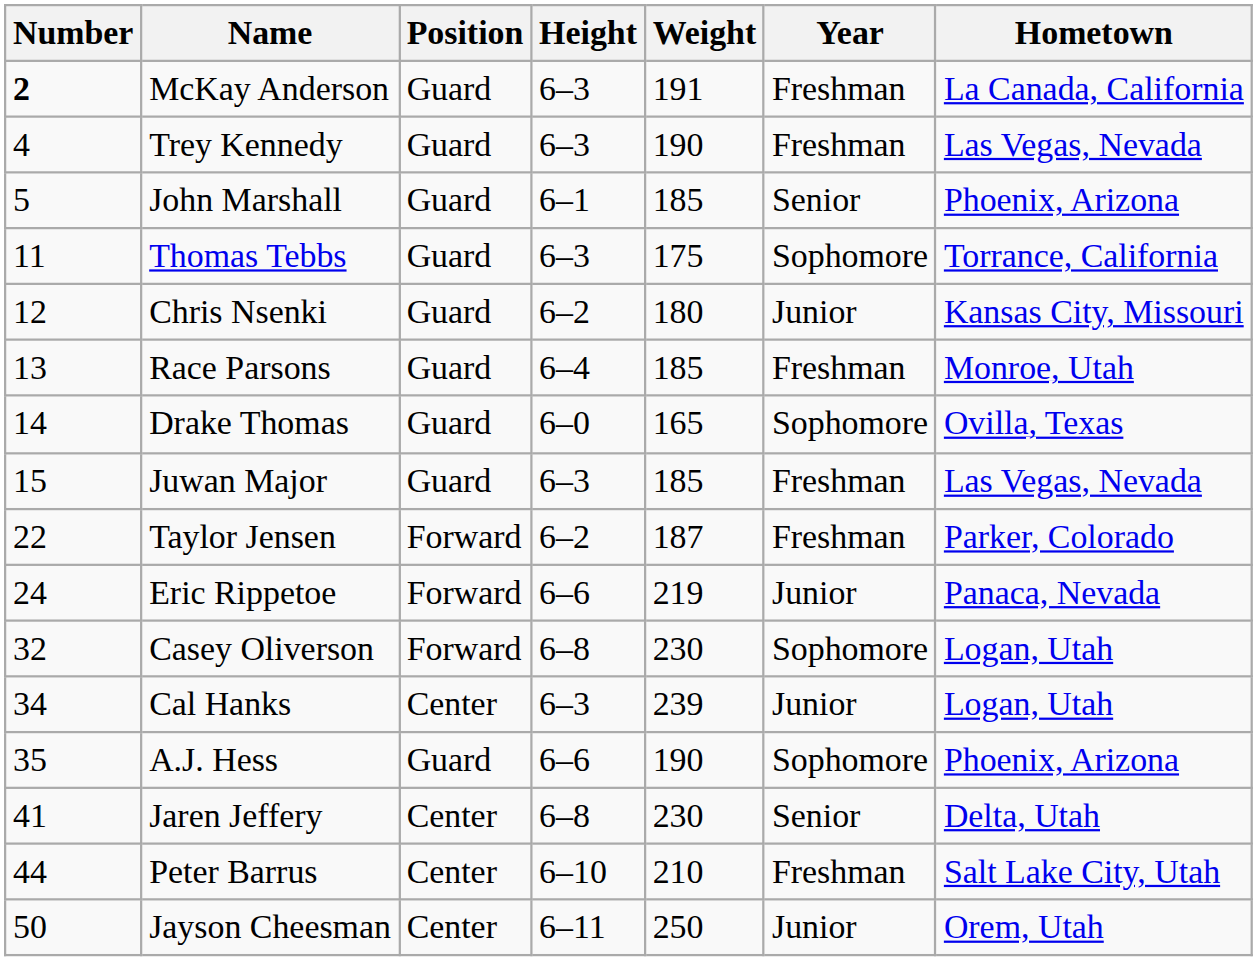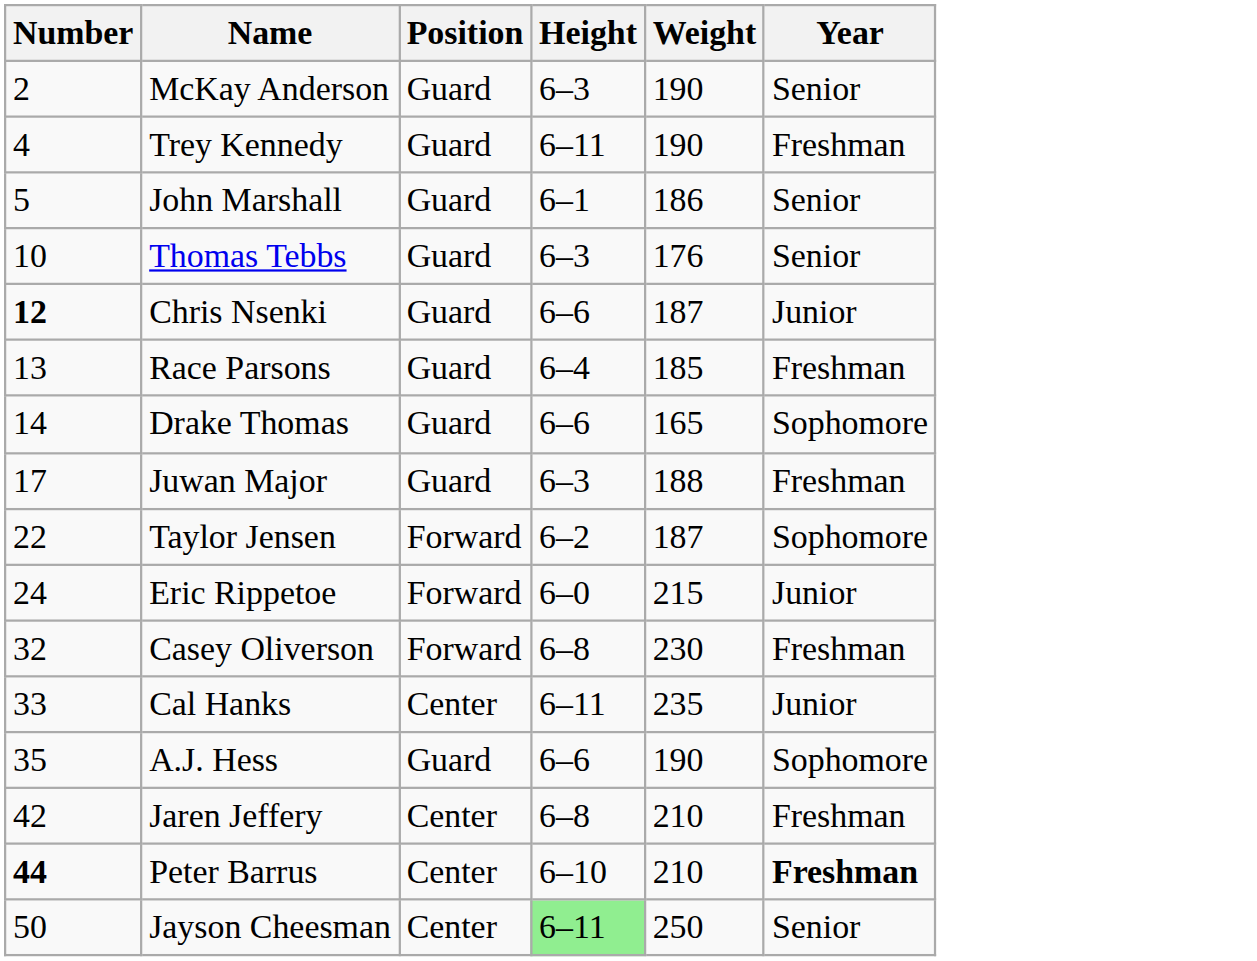- column: (1094, 32)
(21, 88) bold -> (21, 88) normal
(678, 88) 191 -> (678, 88) 190
(839, 88) Freshman -> (816, 88) Senior
(564, 144) 6–3 -> (572, 144) 6–11
(678, 200) 185 -> (678, 200) 186
(29, 256) 11 -> (30, 256) 10
(678, 256) 175 -> (678, 256) 176
(850, 256) Sophomore -> (816, 256) Senior
(30, 312) normal -> (30, 312) bold
(564, 312) 6–2 -> (564, 312) 6–6
(678, 312) 180 -> (678, 312) 187
(564, 423) 6–0 -> (564, 423) 6–6
(30, 479) 15 -> (30, 479) 17
(678, 479) 185 -> (678, 479) 188
(839, 535) Freshman -> (850, 535) Sophomore
(564, 591) 6–6 -> (564, 591) 6–0
(678, 591) 219 -> (678, 591) 215
(850, 647) Sophomore -> (839, 647) Freshman
(30, 703) 34 -> (30, 703) 33
(564, 703) 6–3 -> (572, 703) 6–11
(678, 703) 239 -> (678, 703) 235
(30, 815) 41 -> (30, 815) 42
(678, 815) 230 -> (678, 815) 210
(816, 815) Senior -> (839, 815) Freshman
(30, 870) normal -> (30, 870) bold
(839, 870) normal -> (845, 870) bold
(572, 926) no background -> (572, 926) lightgreen background
(814, 926) Junior -> (816, 926) Senior
